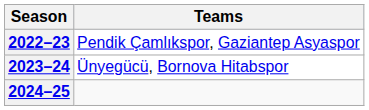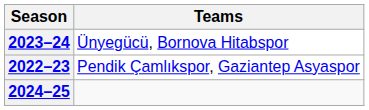rows swapped: (39, 42) <-> (39, 67)
